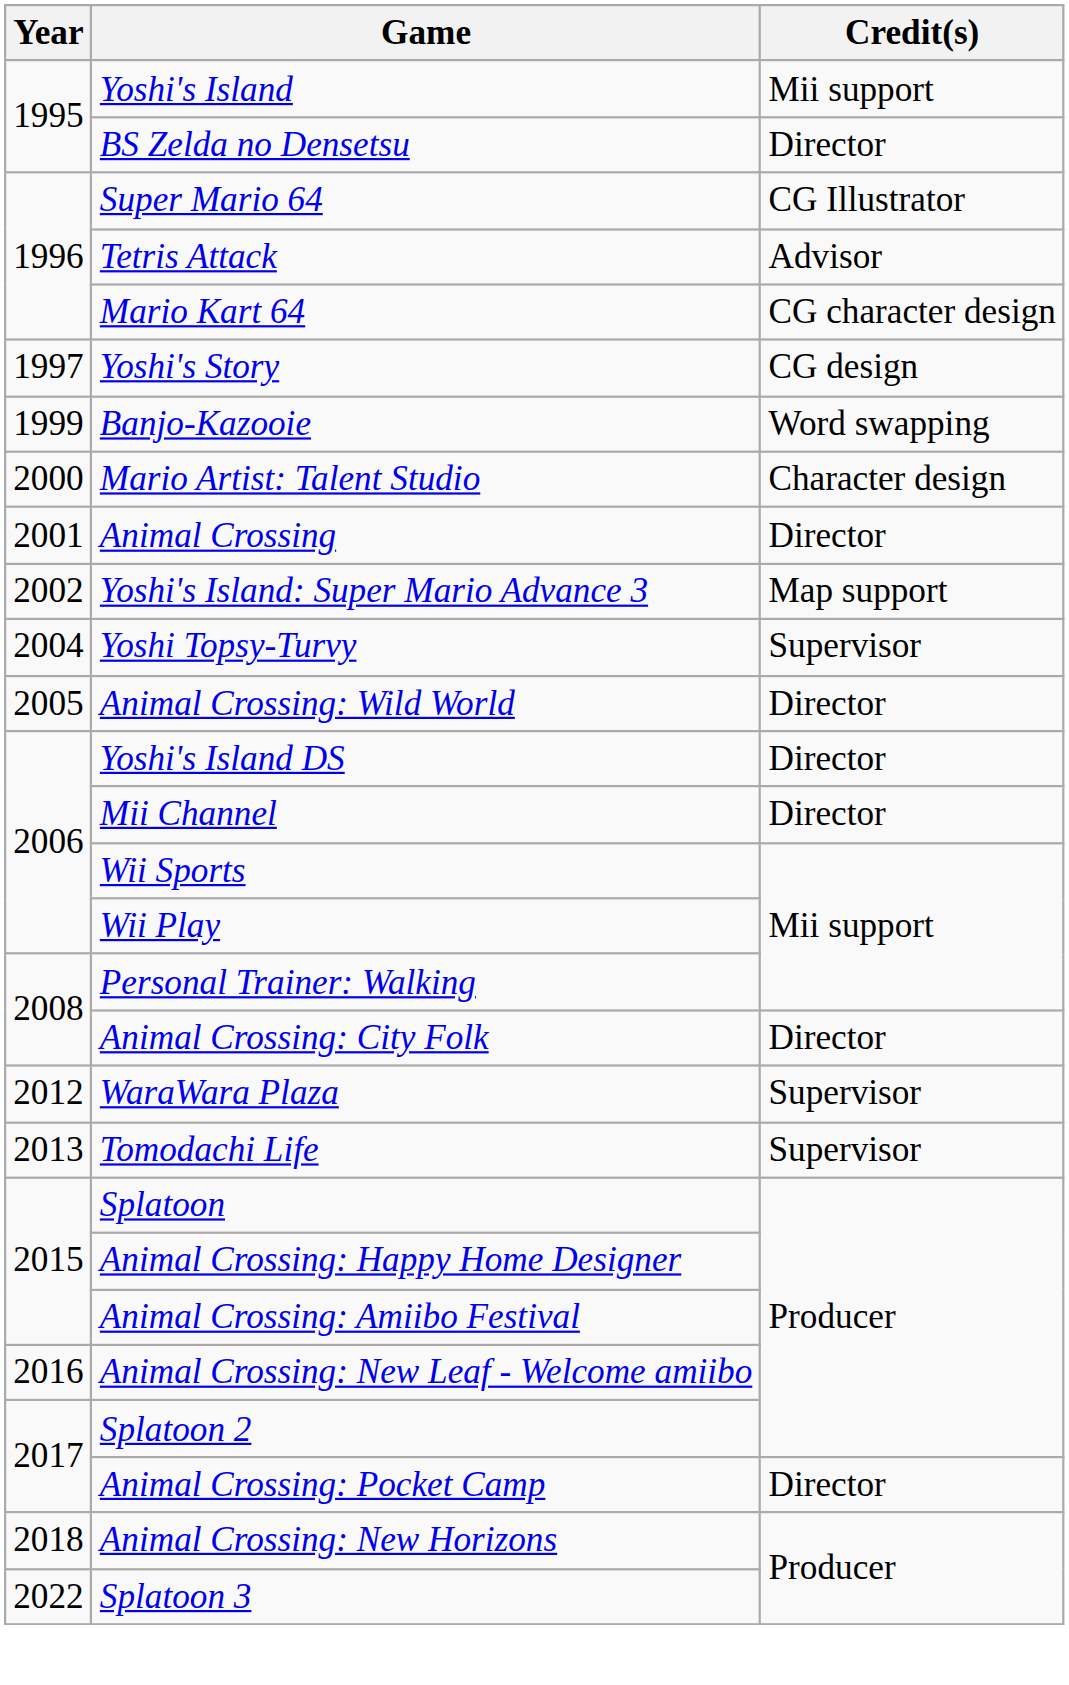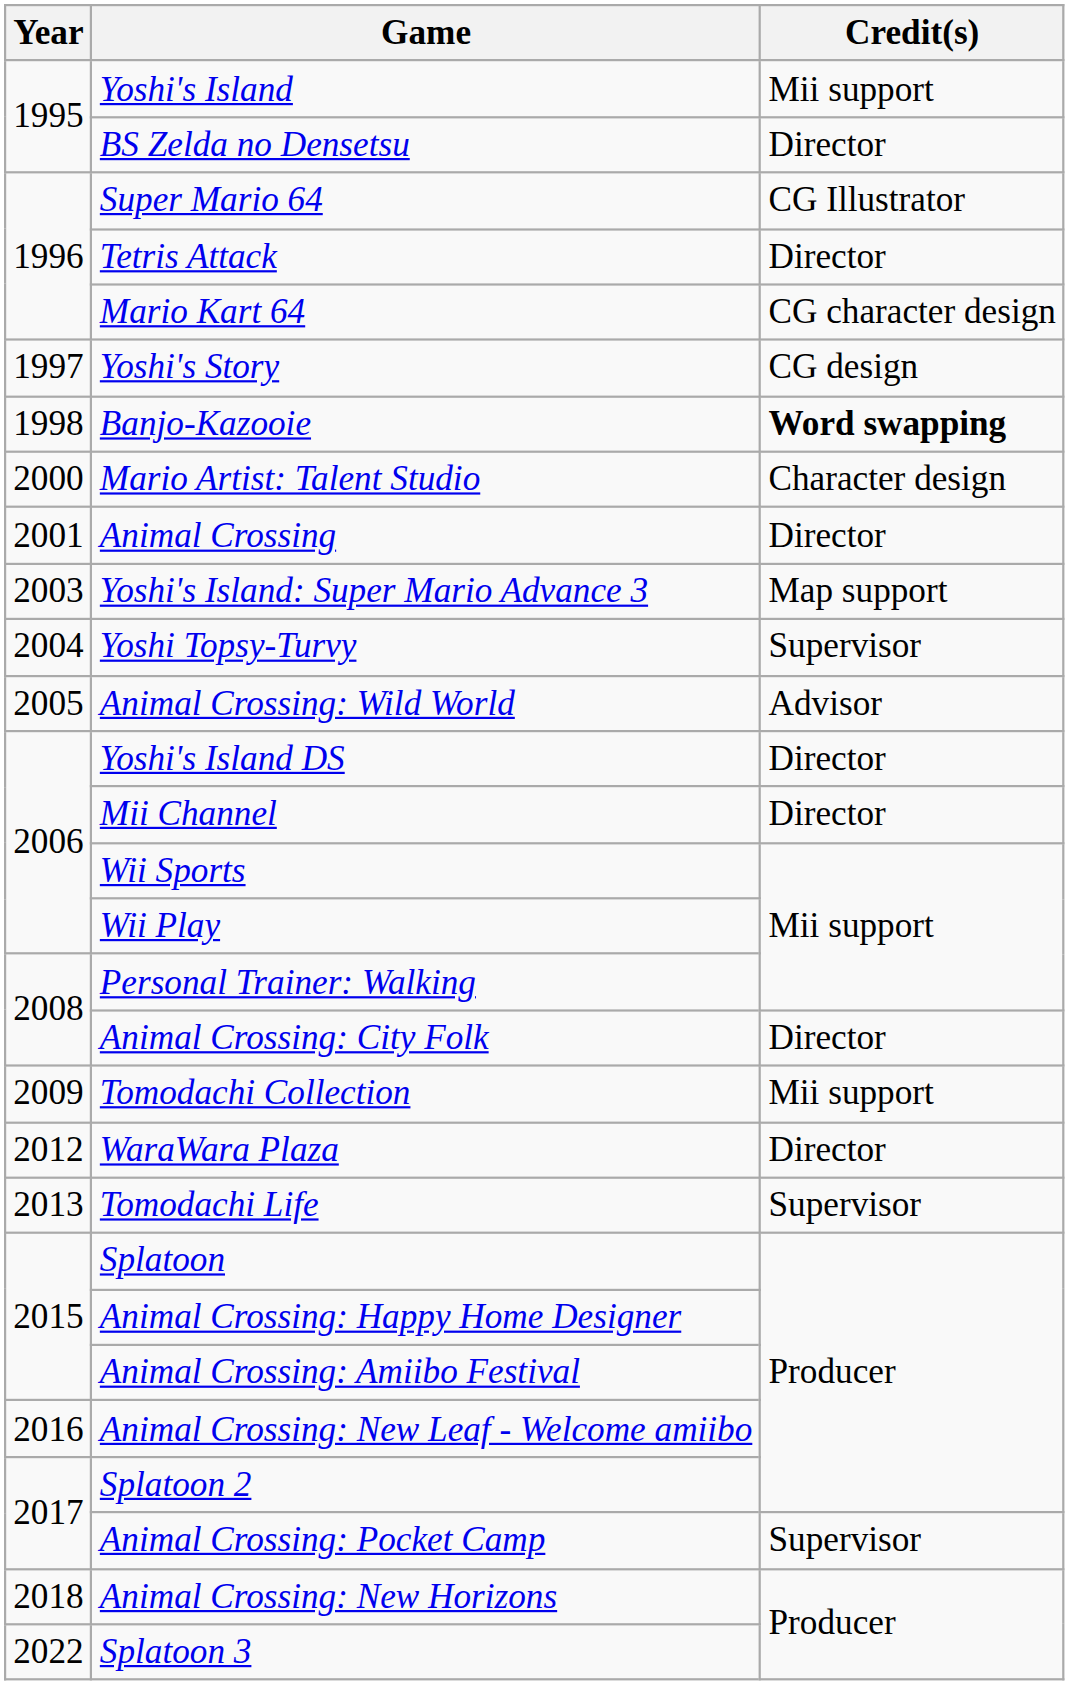(825, 255) Advisor -> (827, 255) Director
(48, 423) 1999 -> (48, 423) 1998
(879, 423) normal -> (887, 423) bold
(48, 590) 2002 -> (48, 590) 2003
(827, 702) Director -> (825, 702) Advisor
+ row: (255, 1093)
(845, 1093) Supervisor -> (827, 1148) Director
(827, 1483) Director -> (845, 1539) Supervisor
